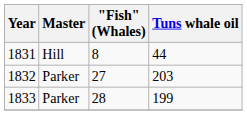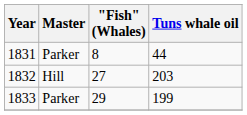(53, 53) Hill -> (61, 53) Parker
(61, 76) Parker -> (53, 76) Hill
(99, 98) 28 -> (99, 98) 29
